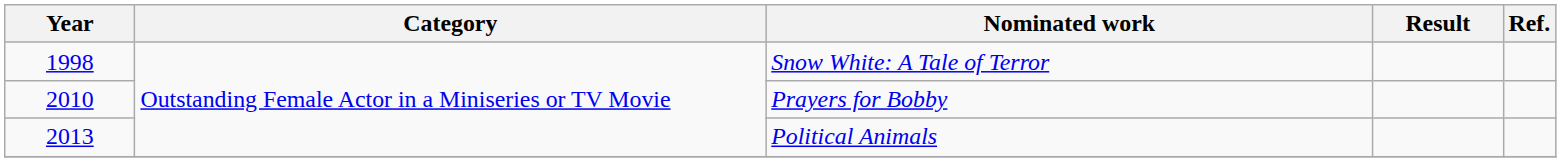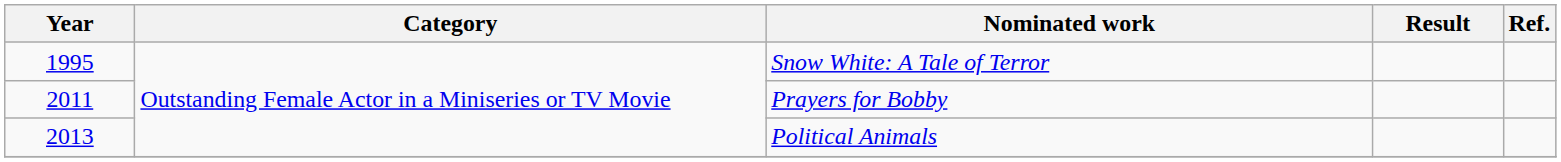(70, 61) 1998 -> (70, 61) 1995
(70, 99) 2010 -> (70, 99) 2011
